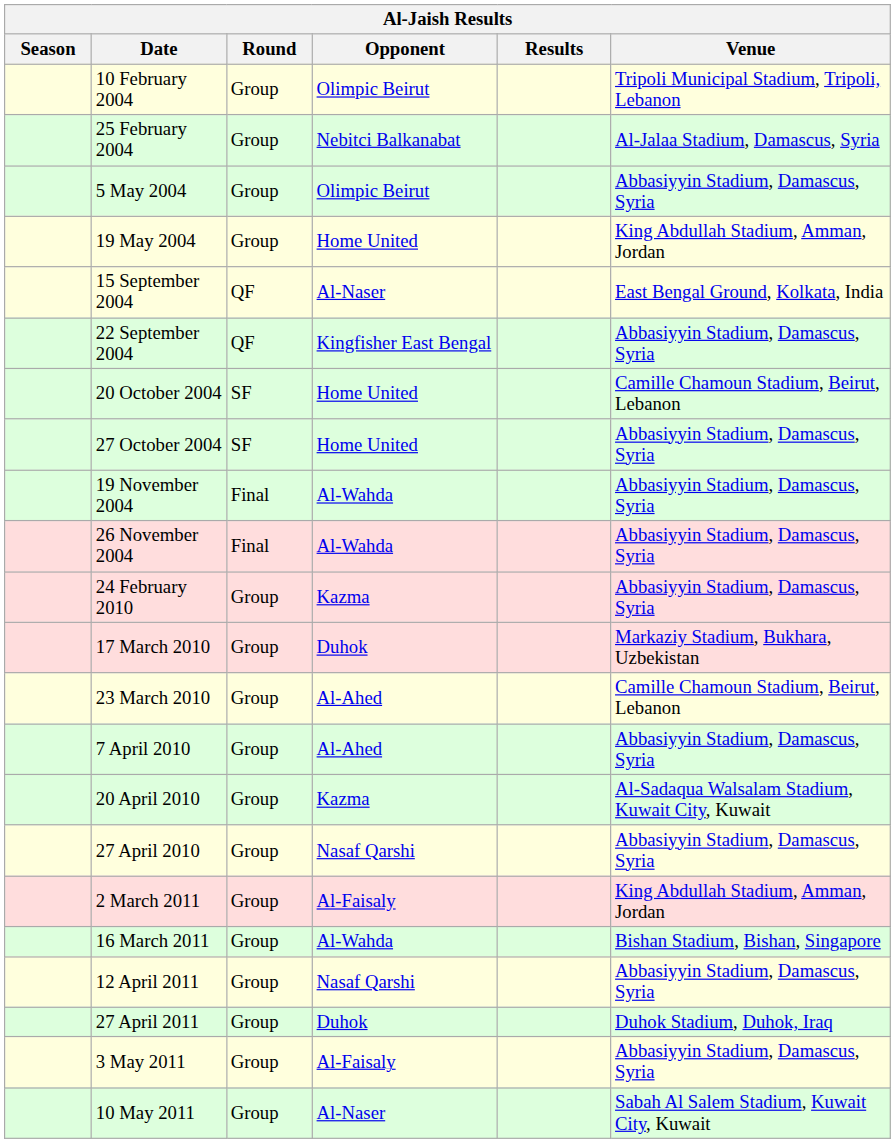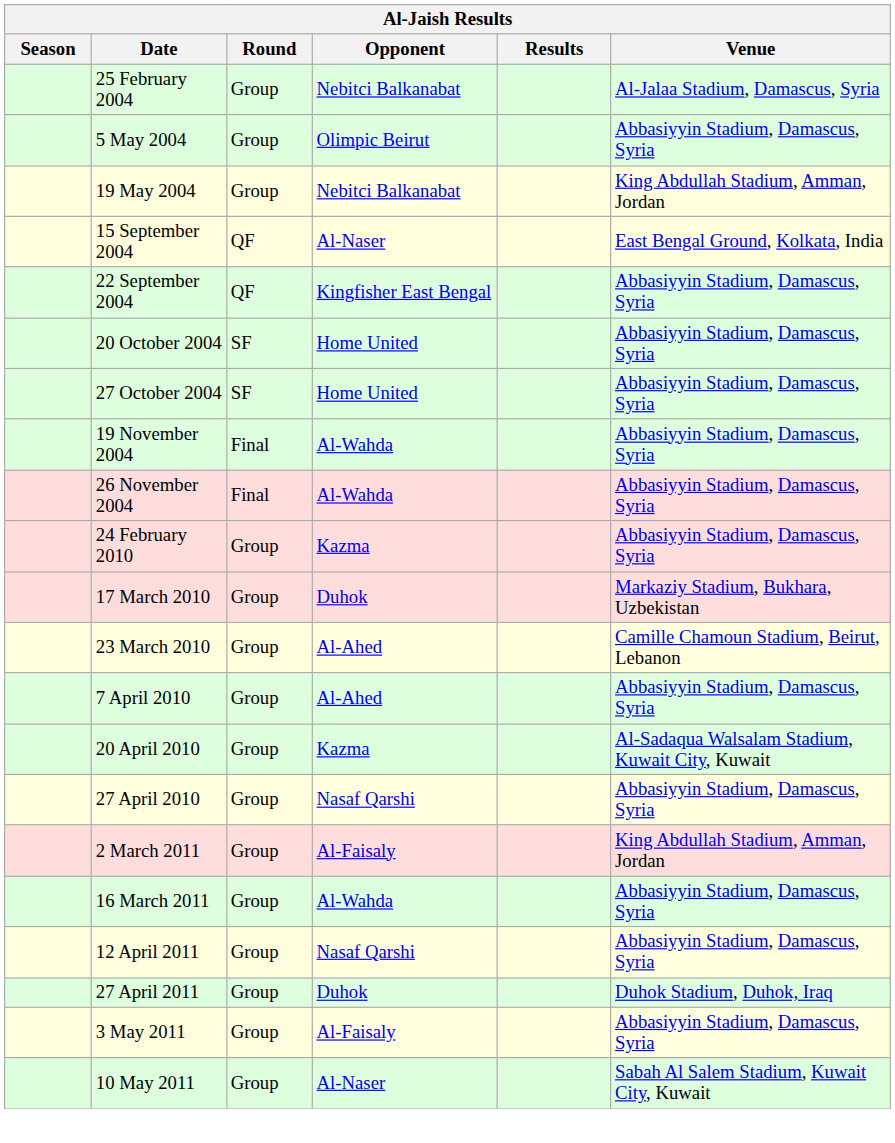- row: (141, 89)
(367, 241) Home United -> (389, 190) Nebitci Balkanabat
(747, 393) Camille Chamoun Stadium, Beirut, Lebanon -> (737, 342) Abbasiyyin Stadium, Damascus, Syria
(748, 941) Bishan Stadium, Bishan, Singapore -> (737, 901) Abbasiyyin Stadium, Damascus, Syria
